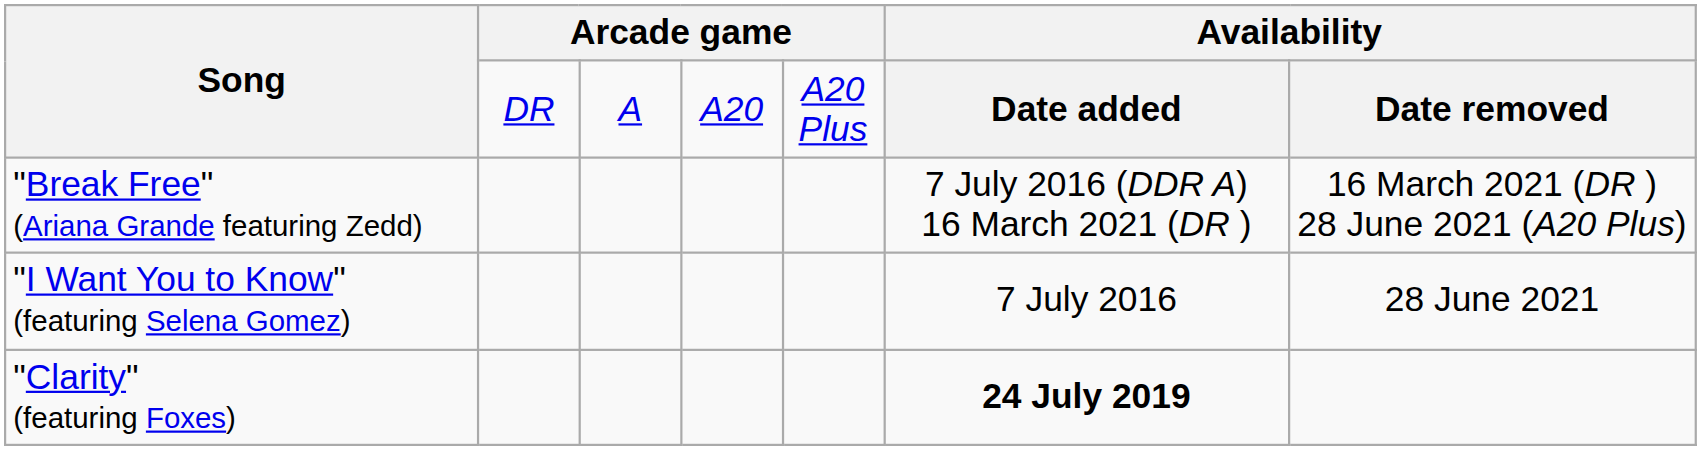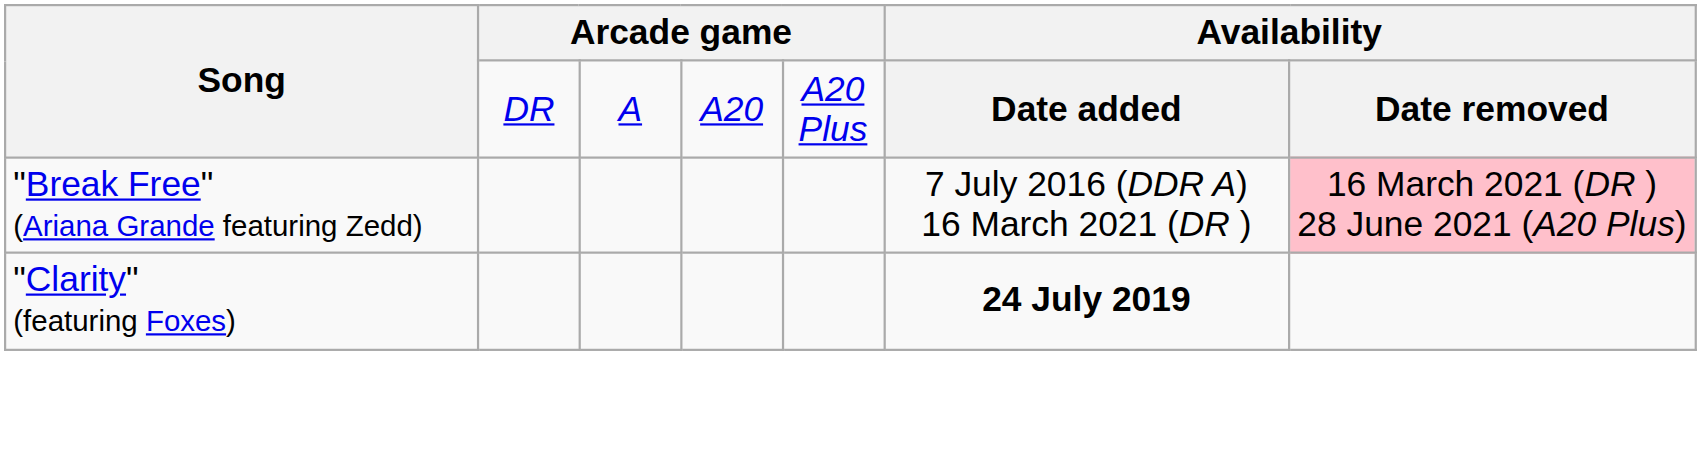(1492, 204) no background -> (1492, 204) pink background
- row: (182, 300)
